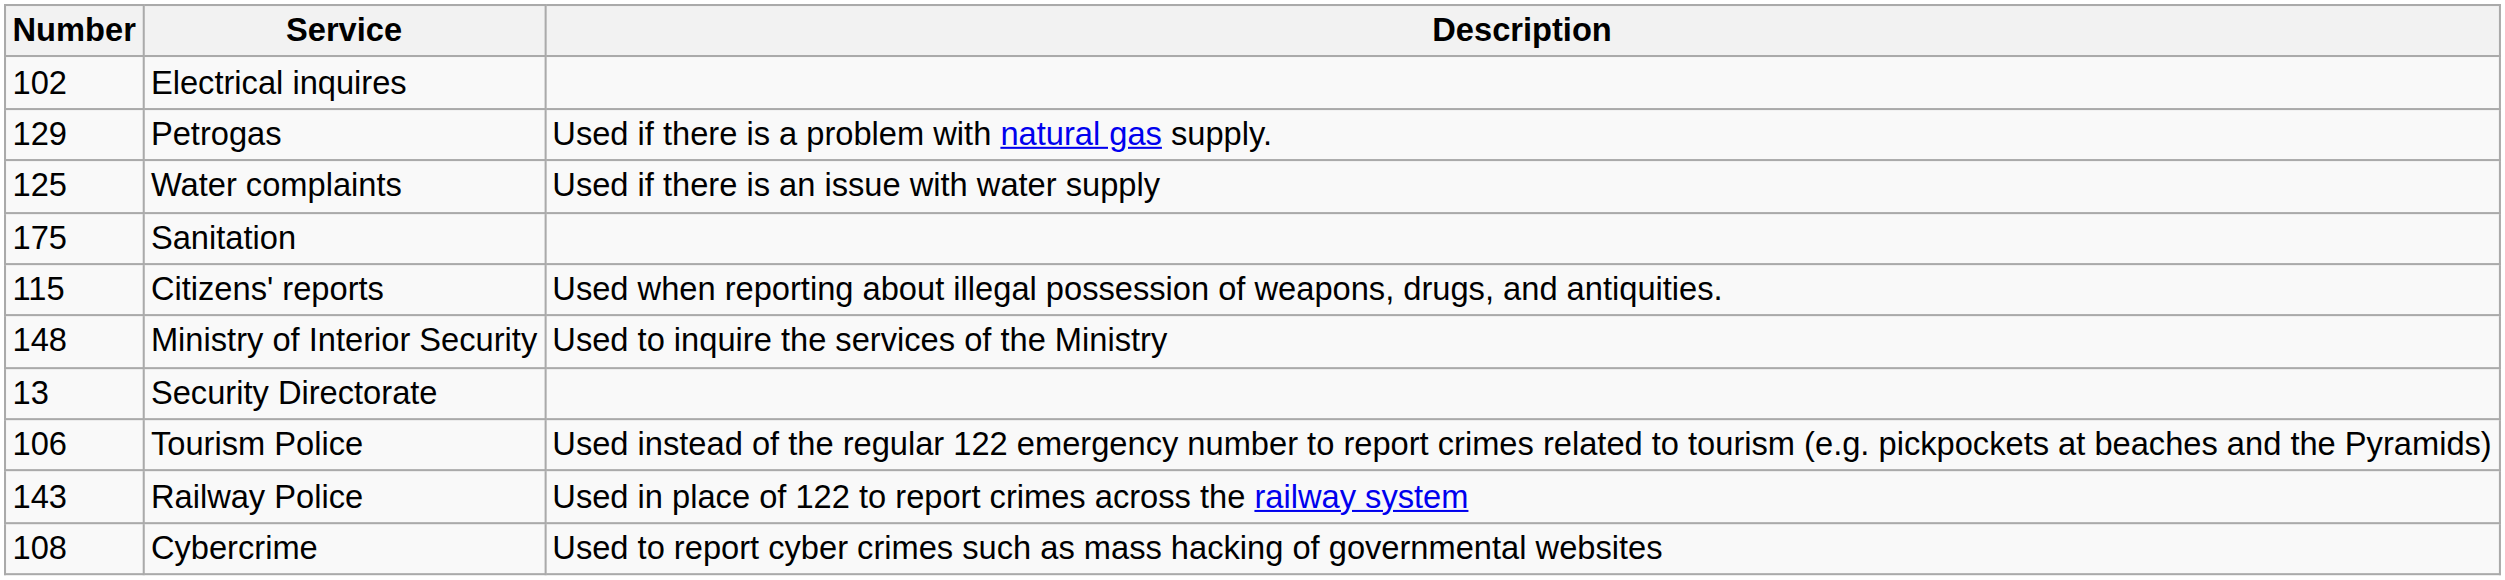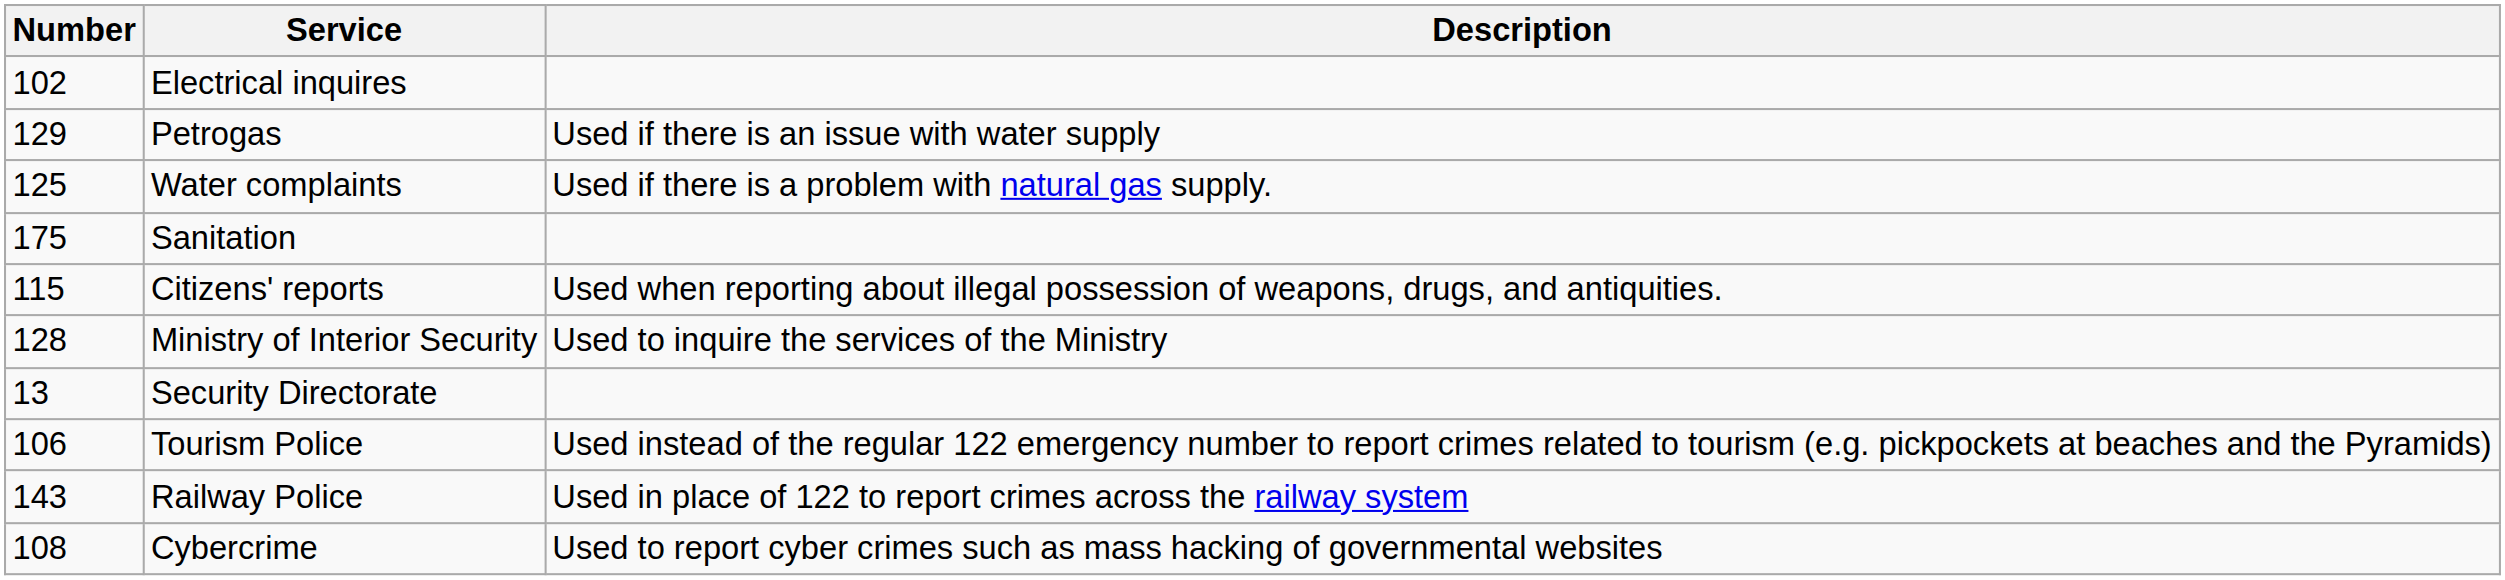(912, 133) Used if there is a problem with natural gas supply. -> (856, 133) Used if there is an issue with water supply
(856, 185) Used if there is an issue with water supply -> (912, 185) Used if there is a problem with natural gas supply.
(40, 340) 148 -> (40, 340) 128
